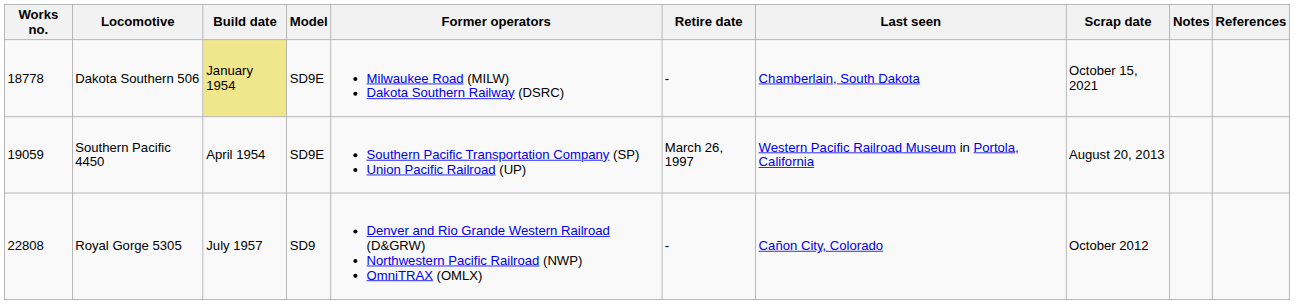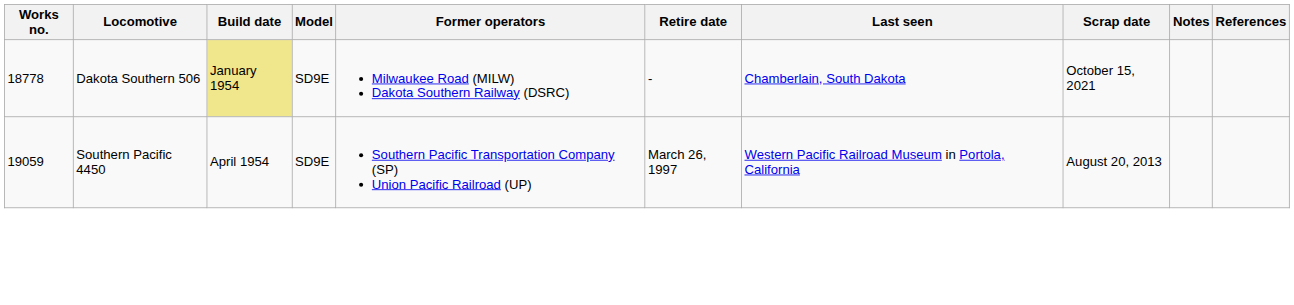- row: (128, 246)
